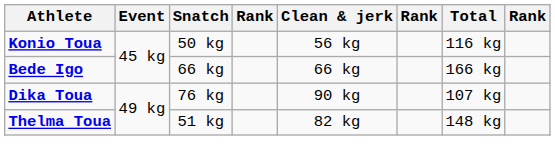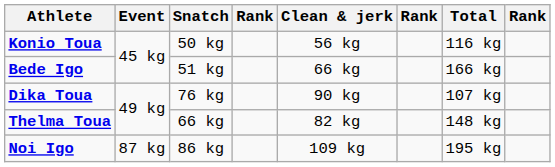(201, 70) 66 kg -> (201, 70) 51 kg
(201, 122) 51 kg -> (201, 122) 66 kg
+ row: (41, 148)
